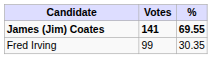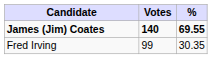(150, 29) 141 -> (150, 29) 140
